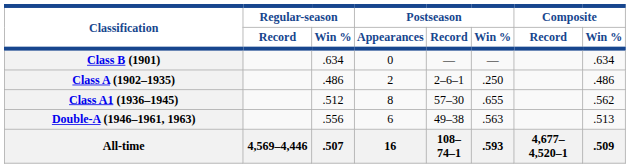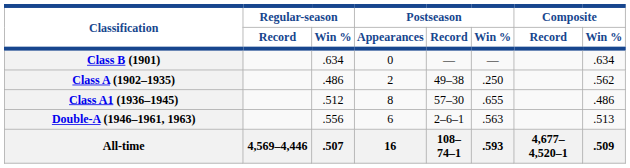(449, 80) 2–6–1 -> (449, 80) 49–38
(604, 80) .486 -> (604, 80) .562
(604, 100) .562 -> (604, 100) .486
(449, 119) 49–38 -> (449, 119) 2–6–1
